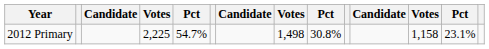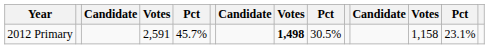(156, 34) 2,225 -> (156, 34) 2,591
(192, 34) 54.7% -> (192, 34) 45.7%
(291, 34) normal -> (291, 34) bold
(326, 34) 30.8% -> (326, 34) 30.5%
